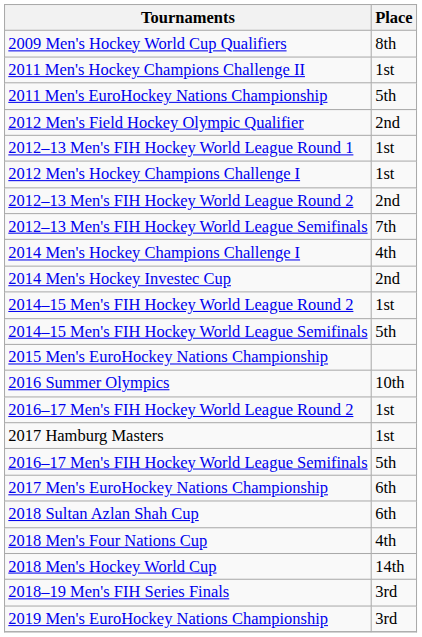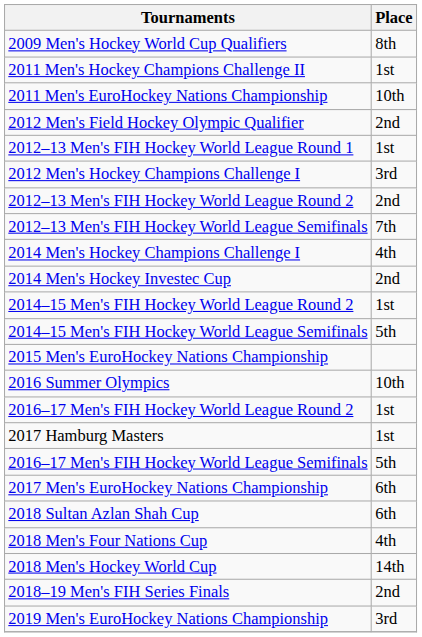(386, 95) 5th -> (390, 95) 10th
(385, 174) 1st -> (386, 174) 3rd
(386, 592) 3rd -> (388, 592) 2nd
